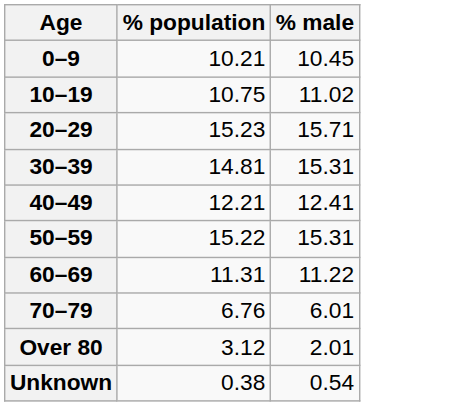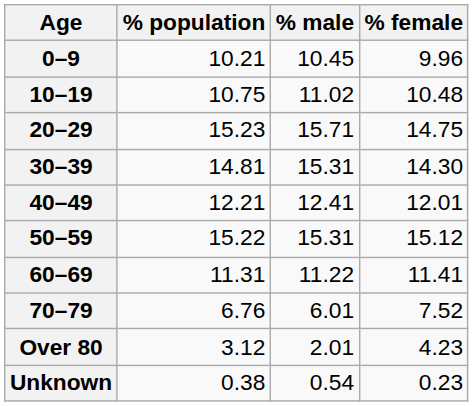+ column: (414, 22)
